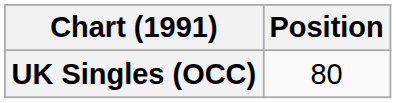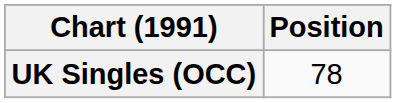(327, 73) 80 -> (327, 73) 78
